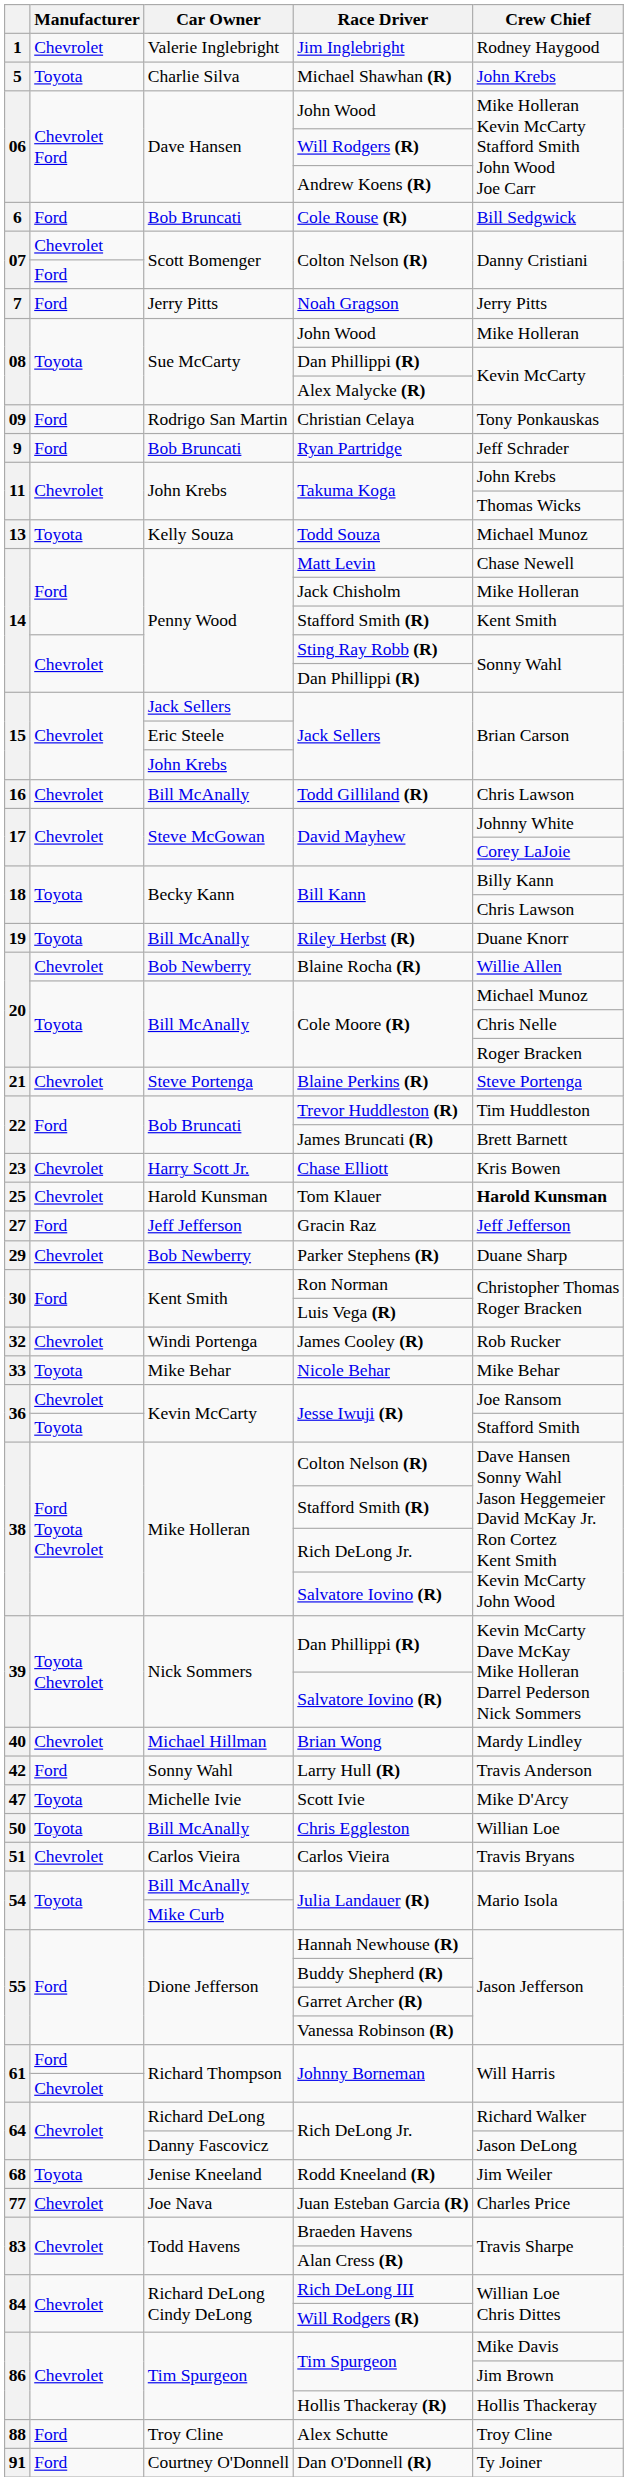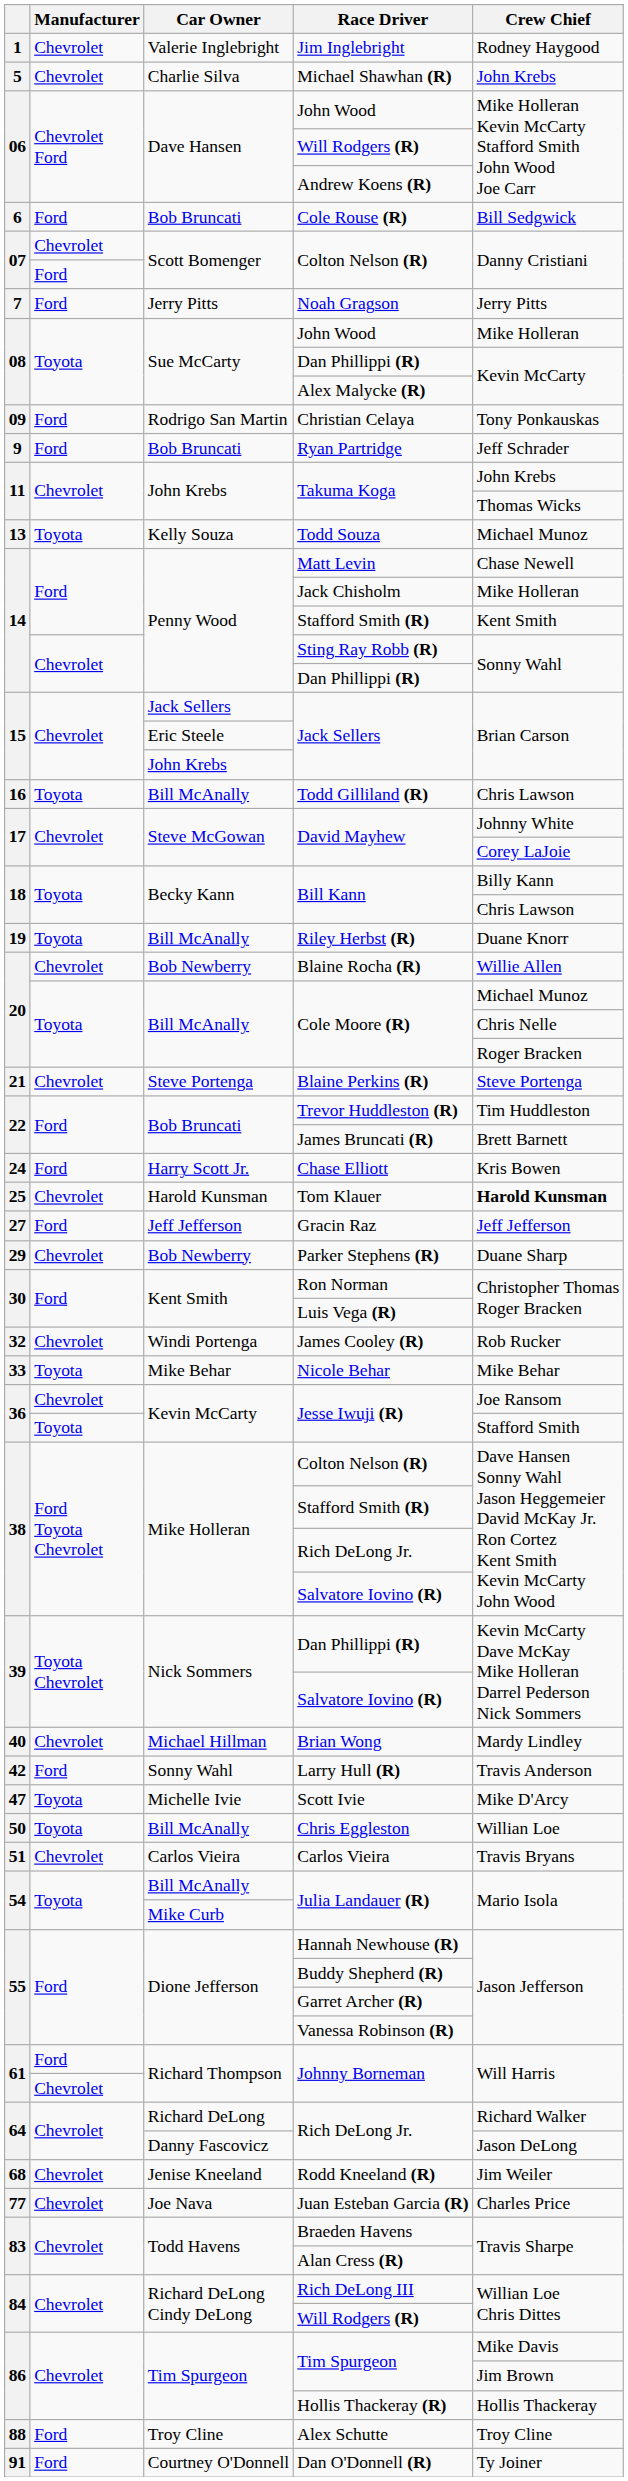(58, 76) Toyota -> (69, 76) Chevrolet
(69, 793) Chevrolet -> (58, 793) Toyota
(17, 1168) 23 -> (17, 1168) 24
(69, 1168) Chevrolet -> (51, 1168) Ford
(58, 2174) Toyota -> (69, 2174) Chevrolet
